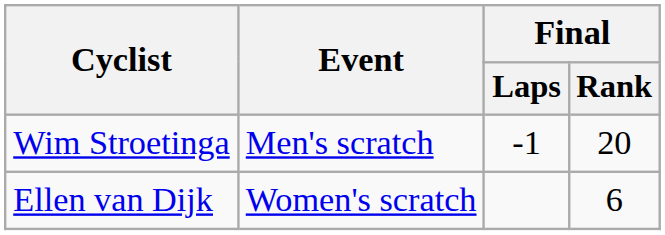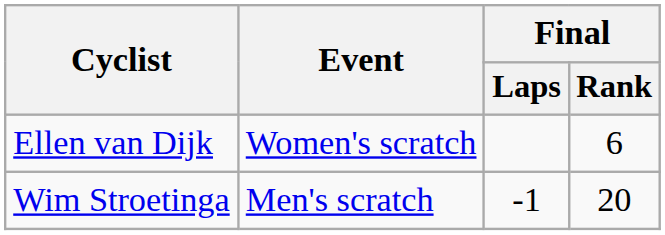rows swapped: (121, 143) <-> (113, 199)
